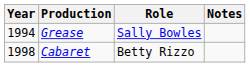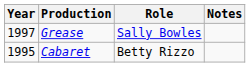(21, 33) 1994 -> (21, 33) 1997
(21, 52) 1998 -> (21, 52) 1995
